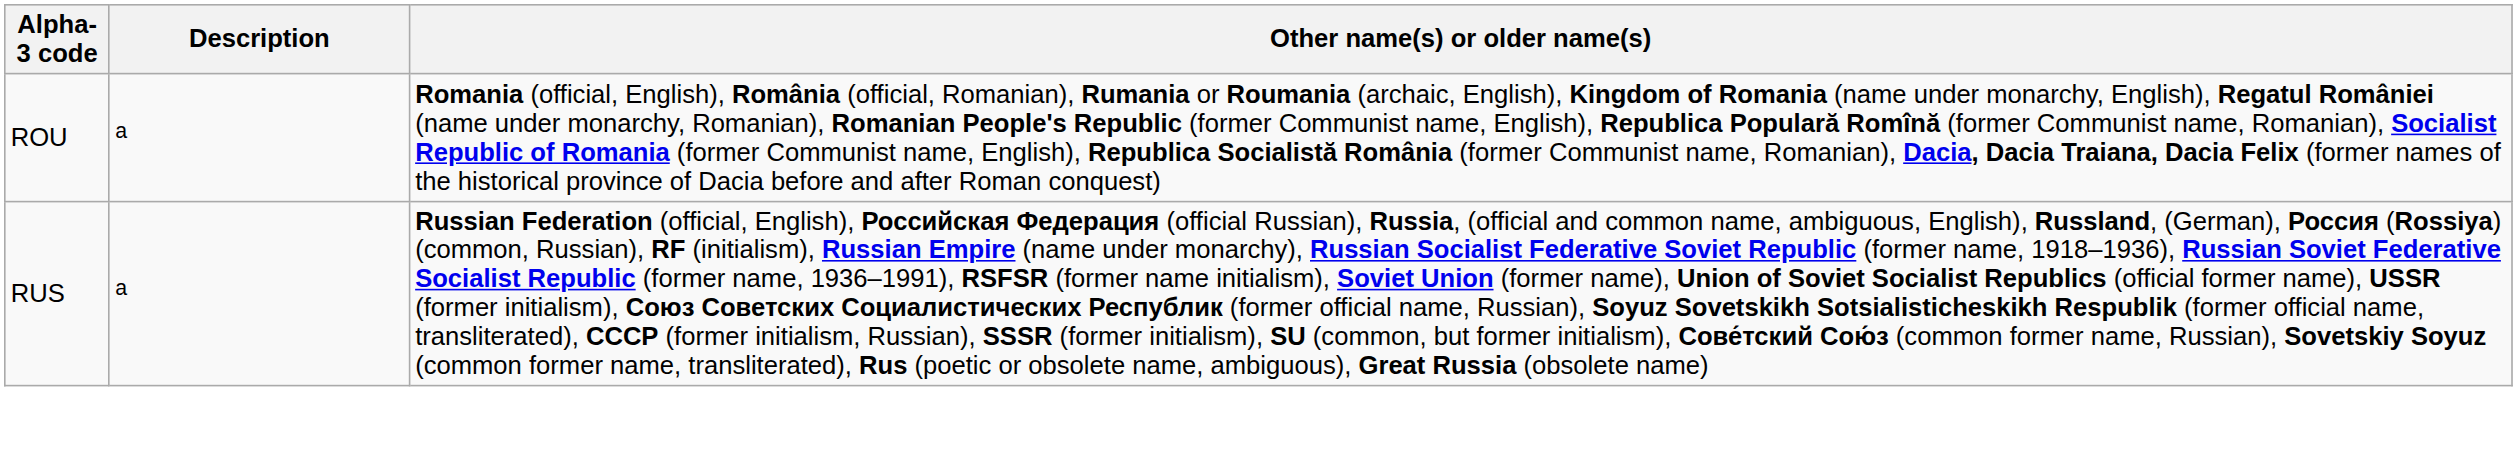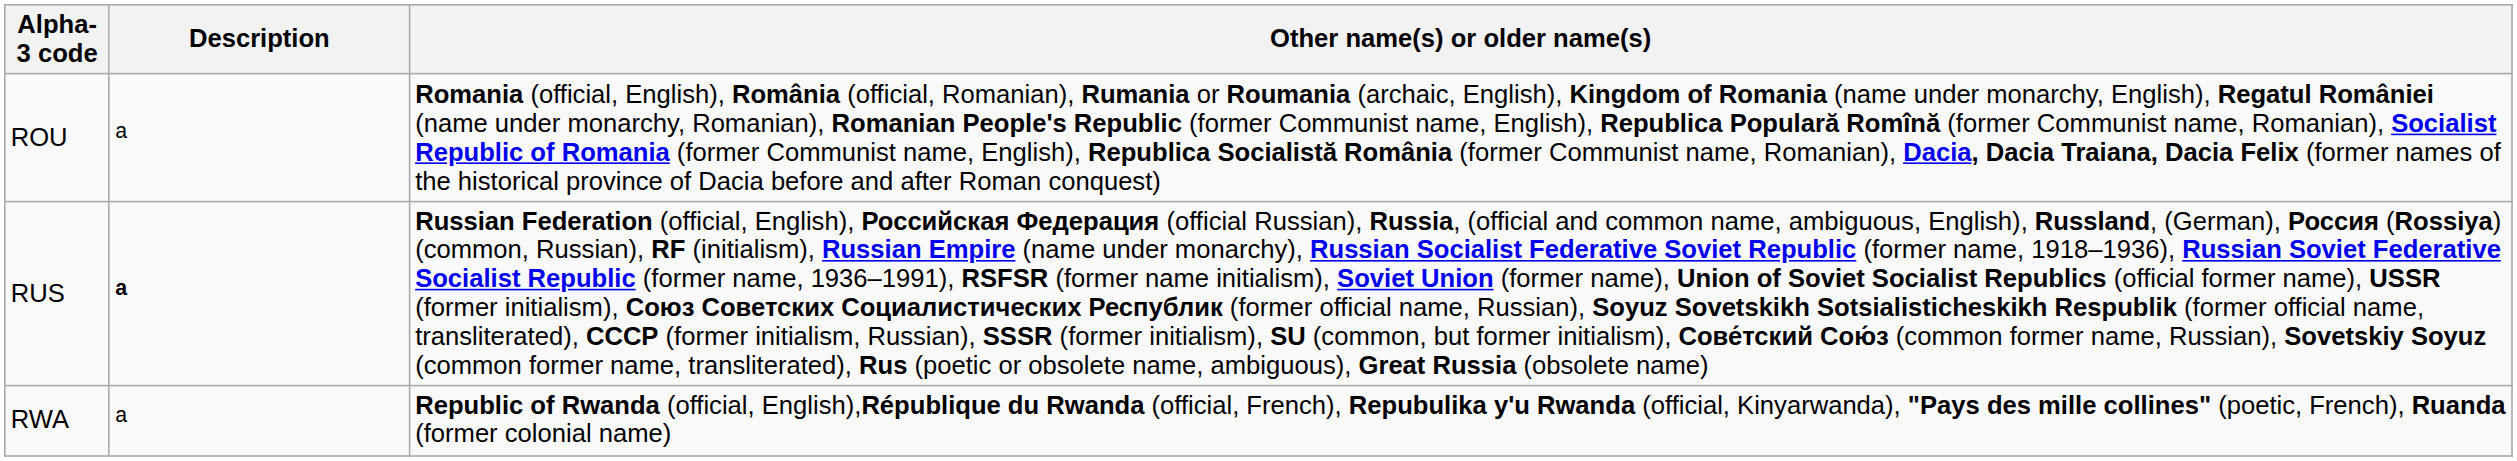(121, 288) normal -> (121, 293) bold
+ row: (40, 420)
